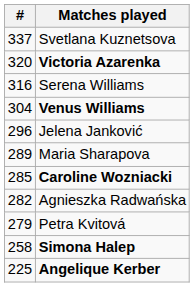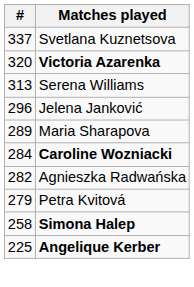(20, 85) 316 -> (20, 85) 313
- row: (92, 108)
(20, 177) 285 -> (20, 154) 284
